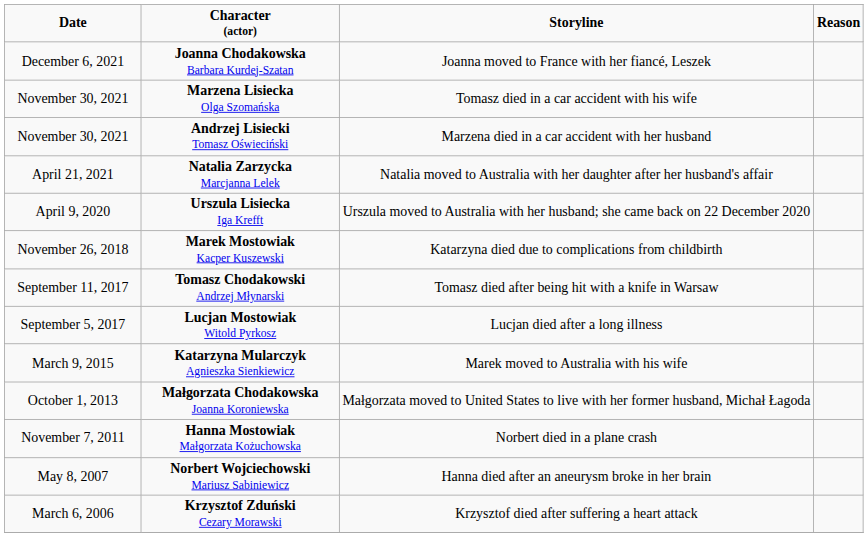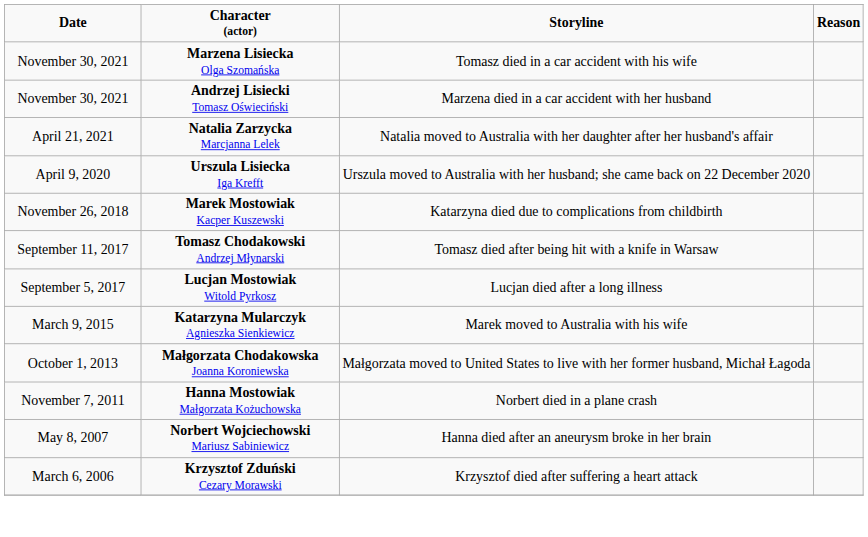- row: (240, 61)
